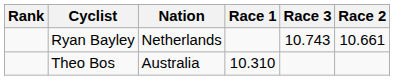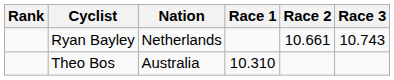columns swapped: (362, 16) <-> (307, 16)
